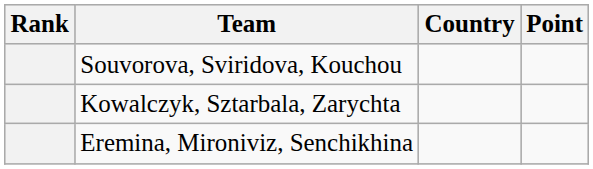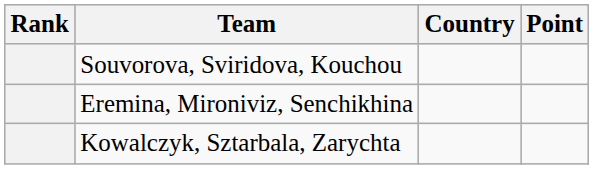rows swapped: (247, 143) <-> (240, 103)
